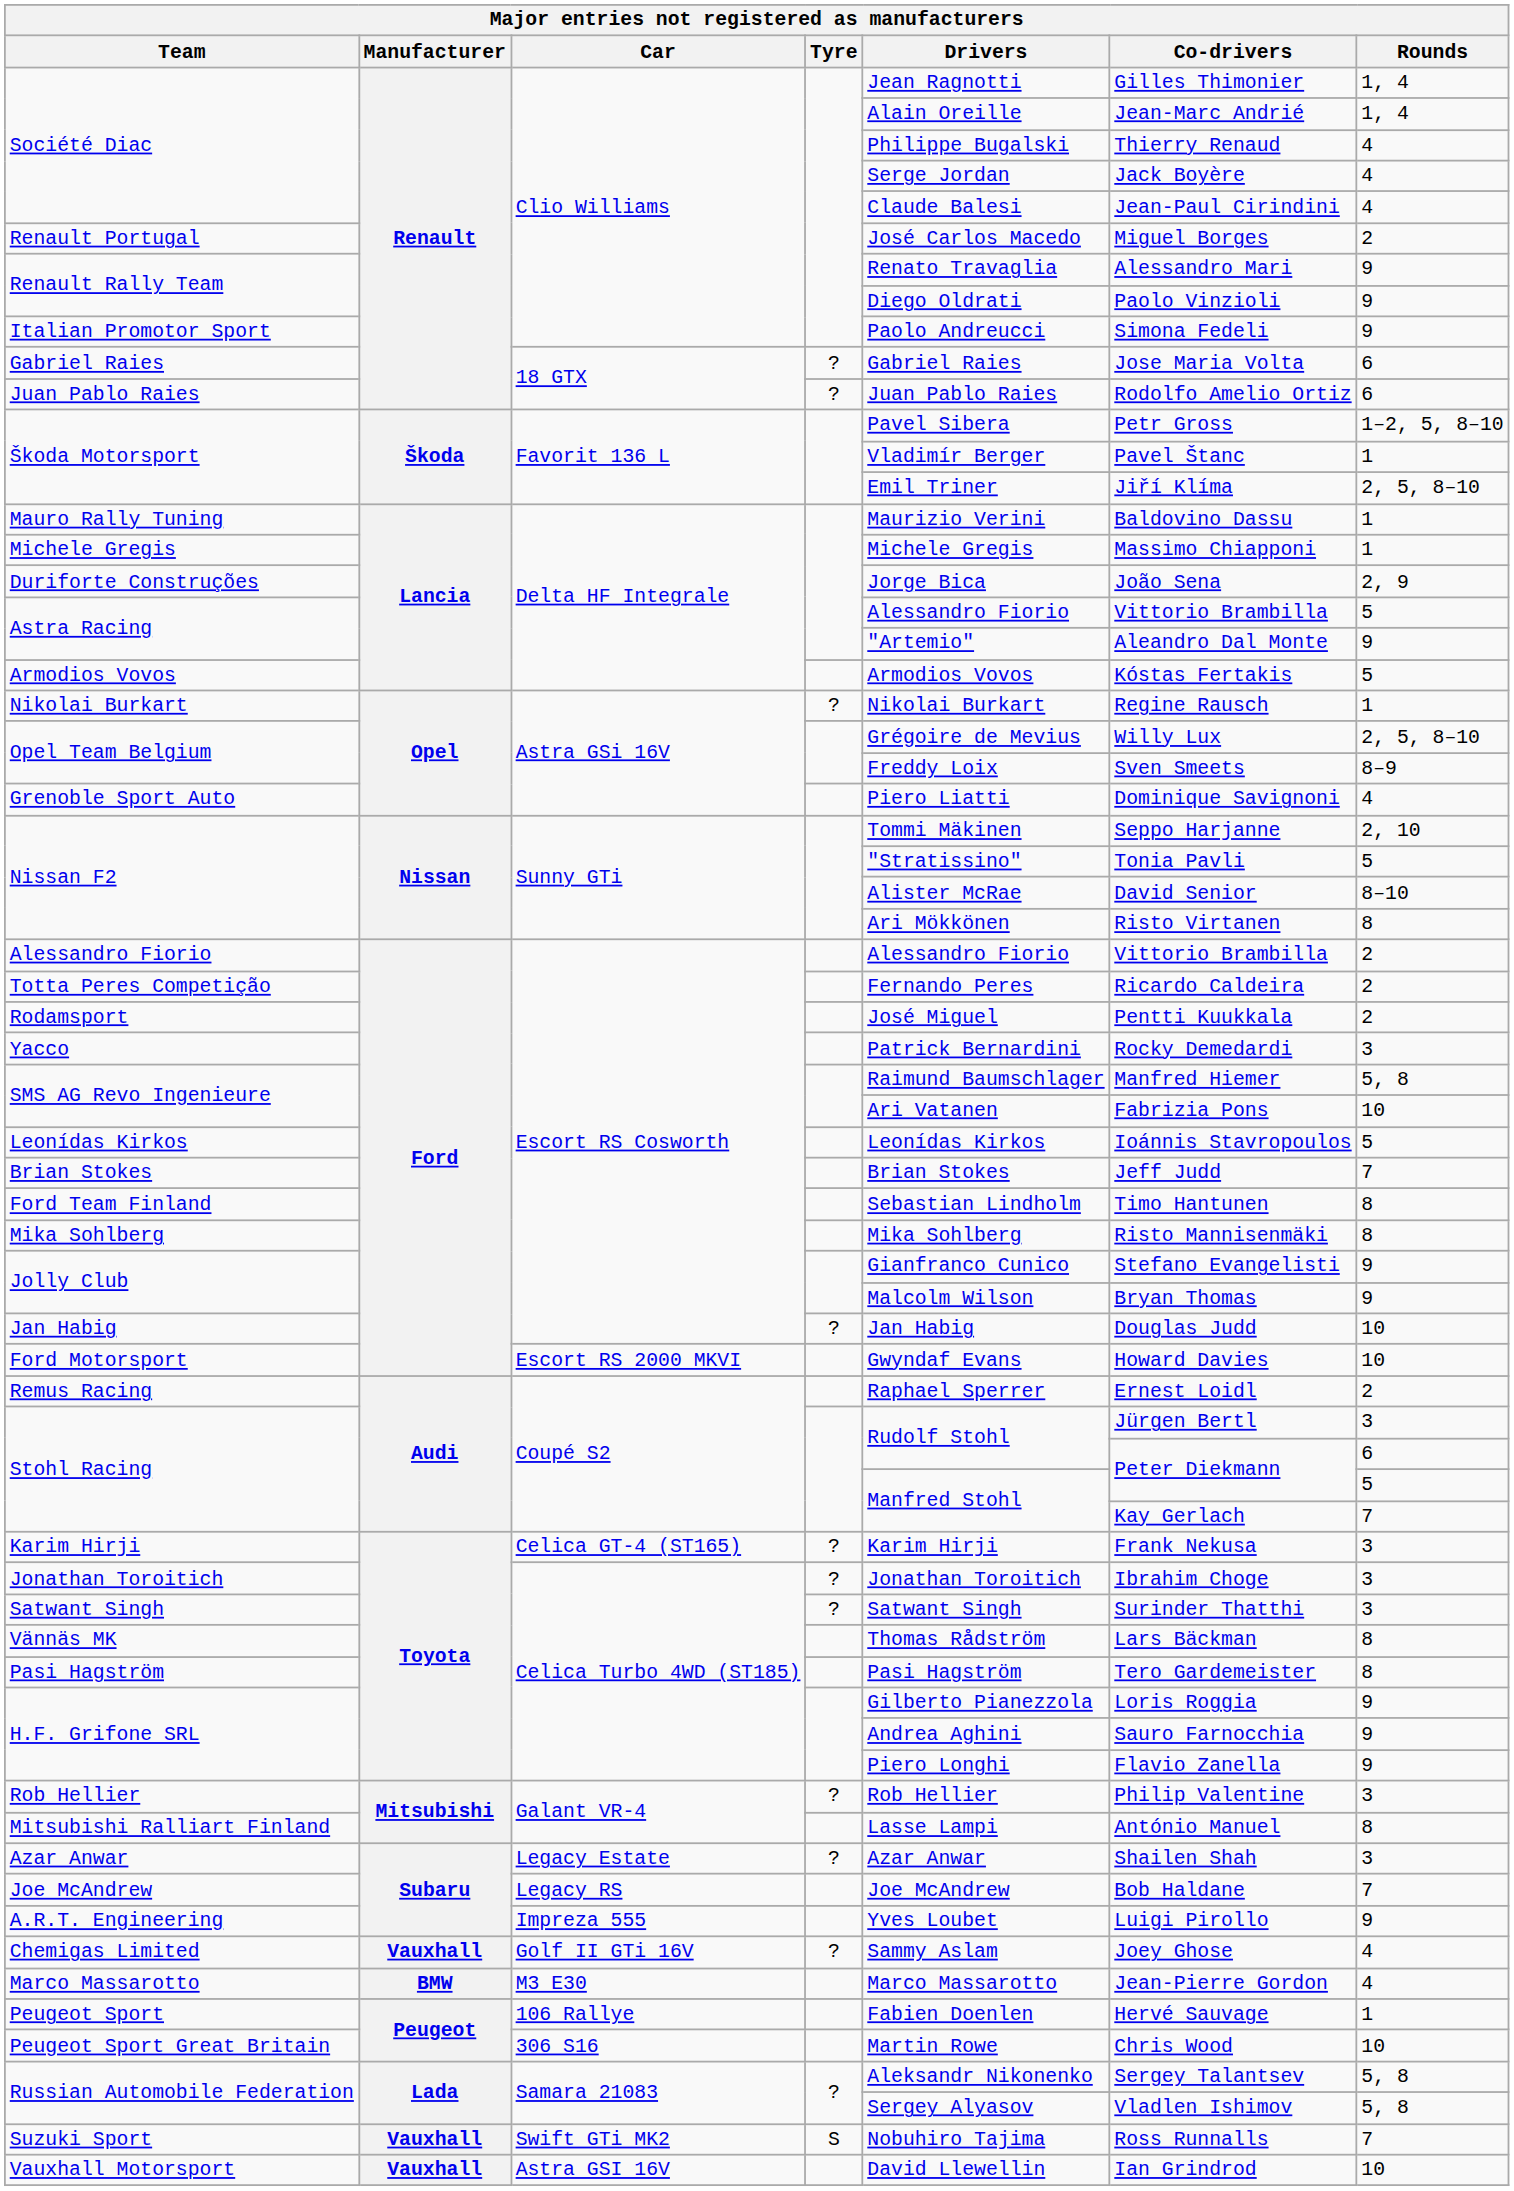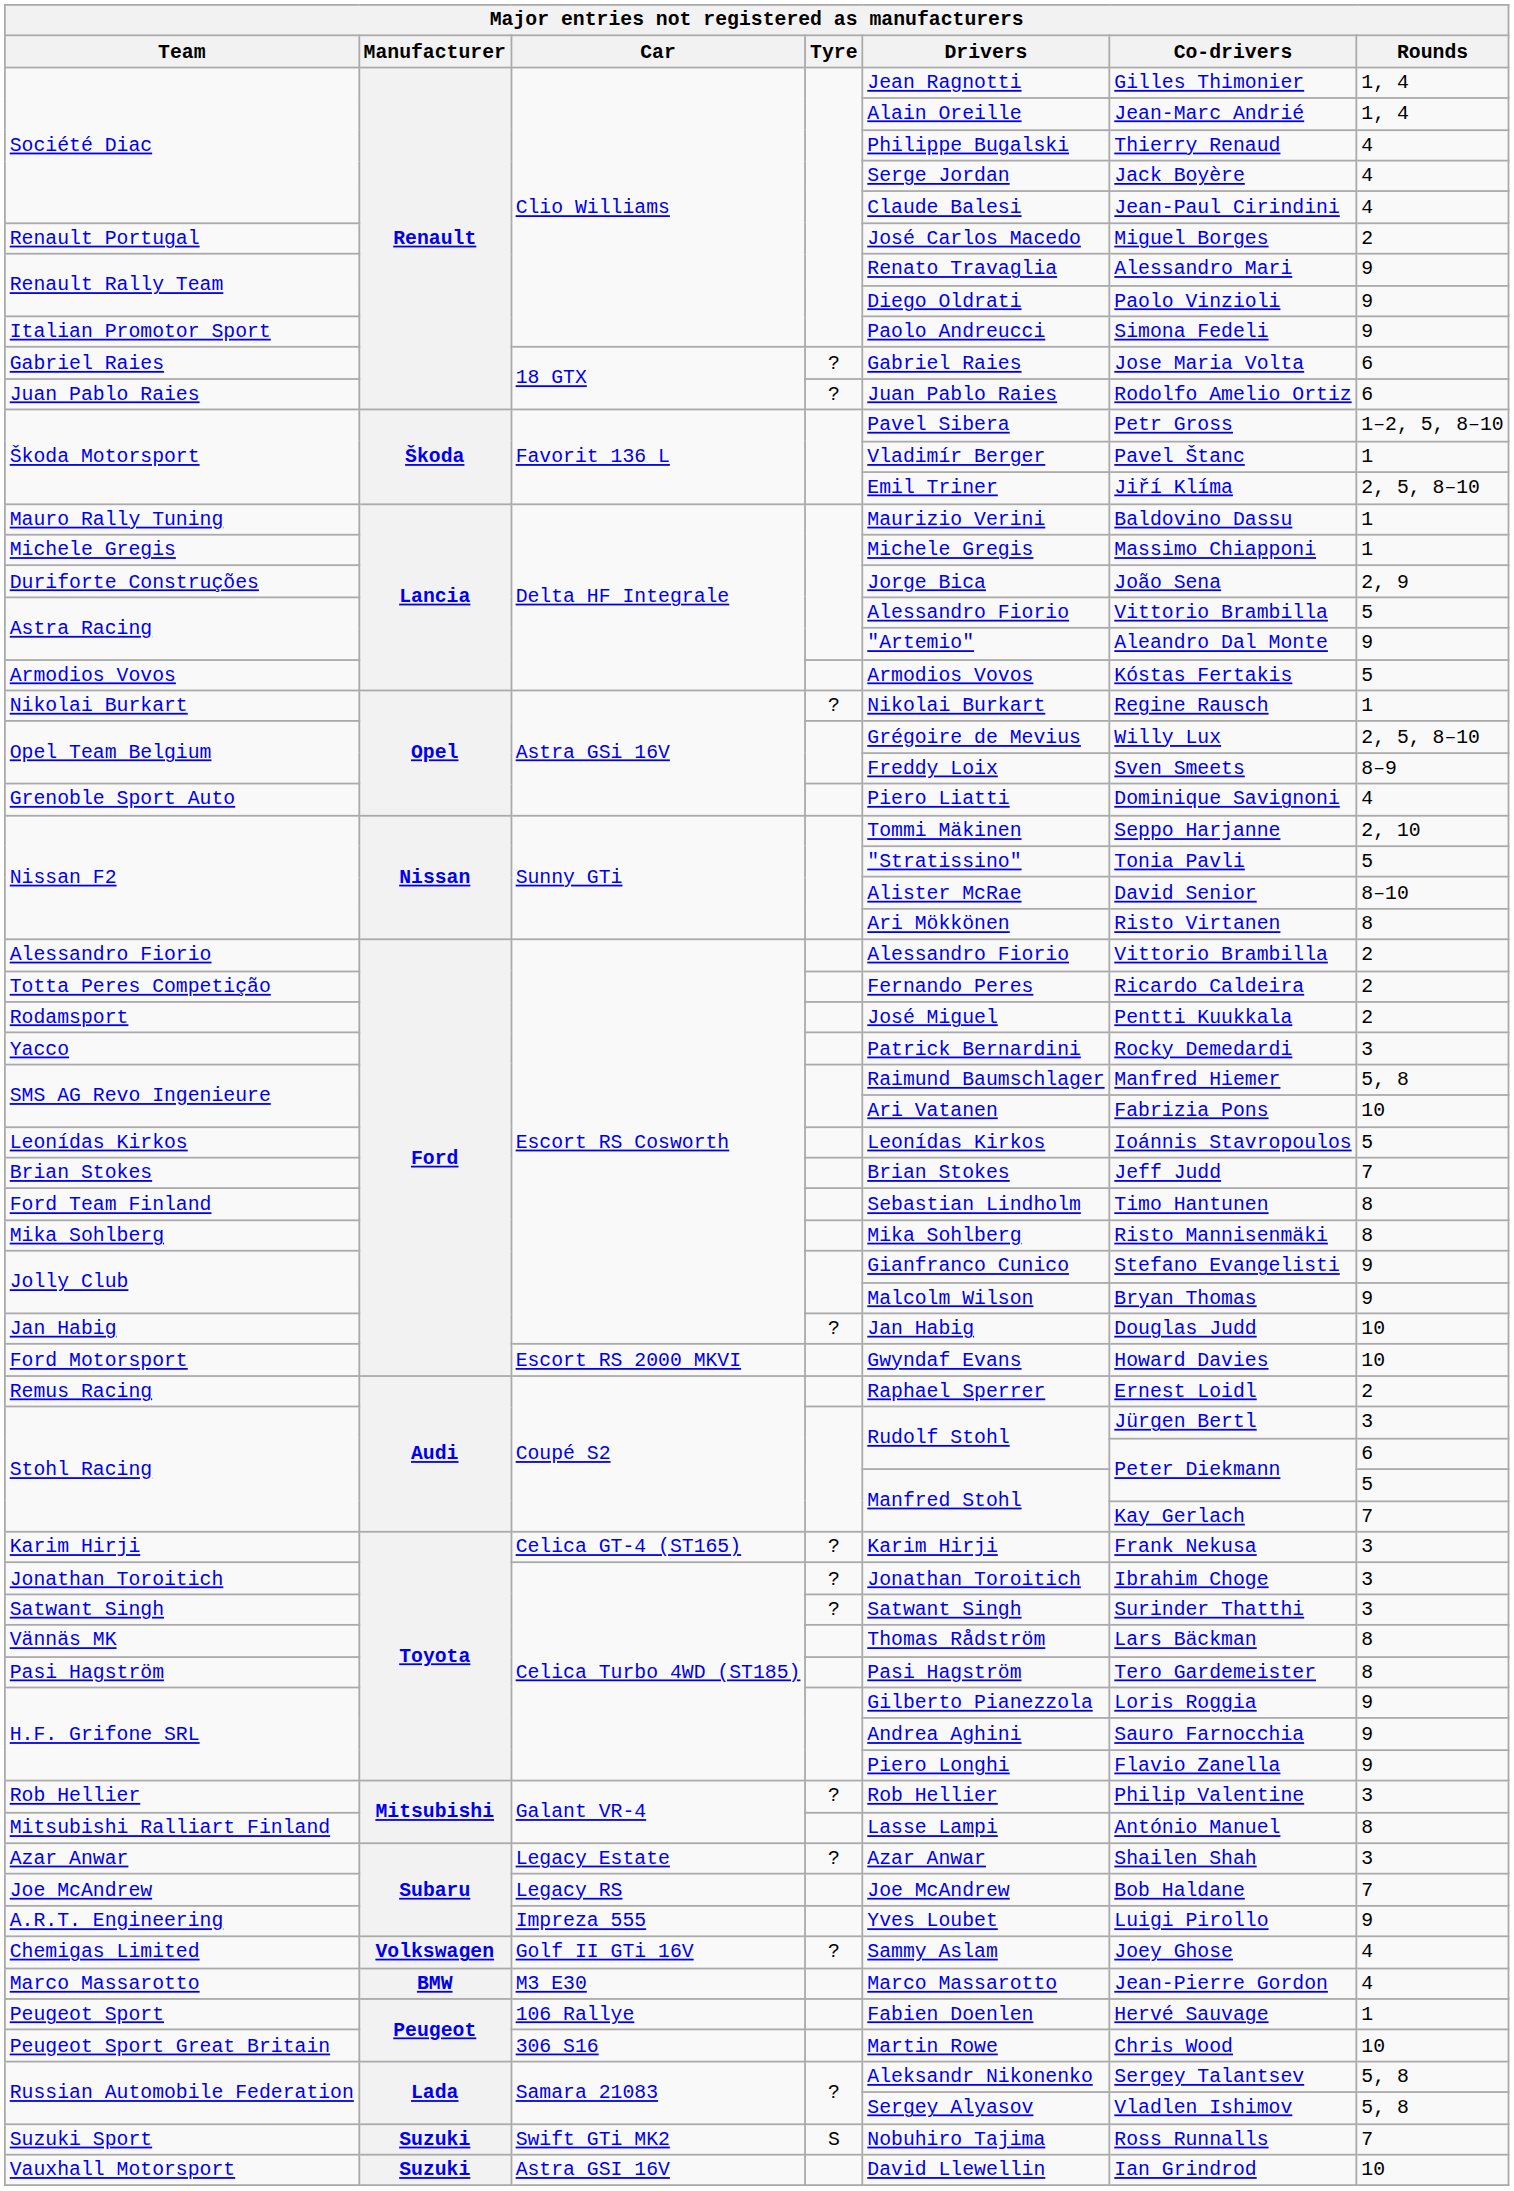(435, 1952) Vauxhall -> (435, 1952) Volkswagen
(435, 2139) Vauxhall -> (435, 2139) Suzuki
(435, 2170) Vauxhall -> (435, 2170) Suzuki
